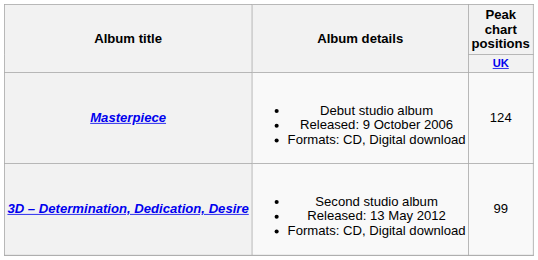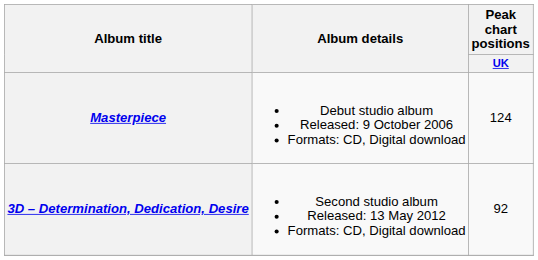(501, 209) 99 -> (501, 209) 92
